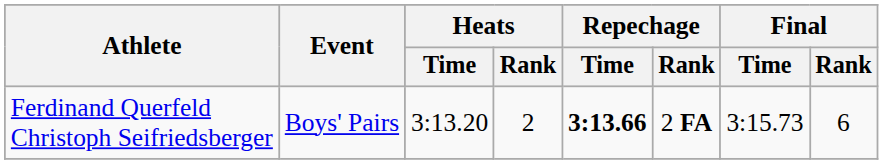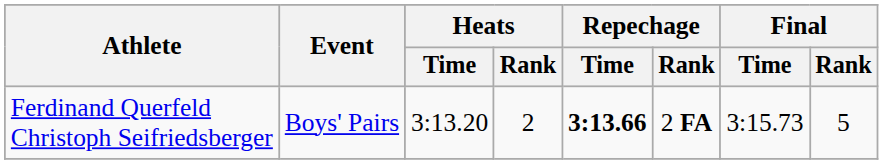(843, 122) 6 -> (843, 122) 5
